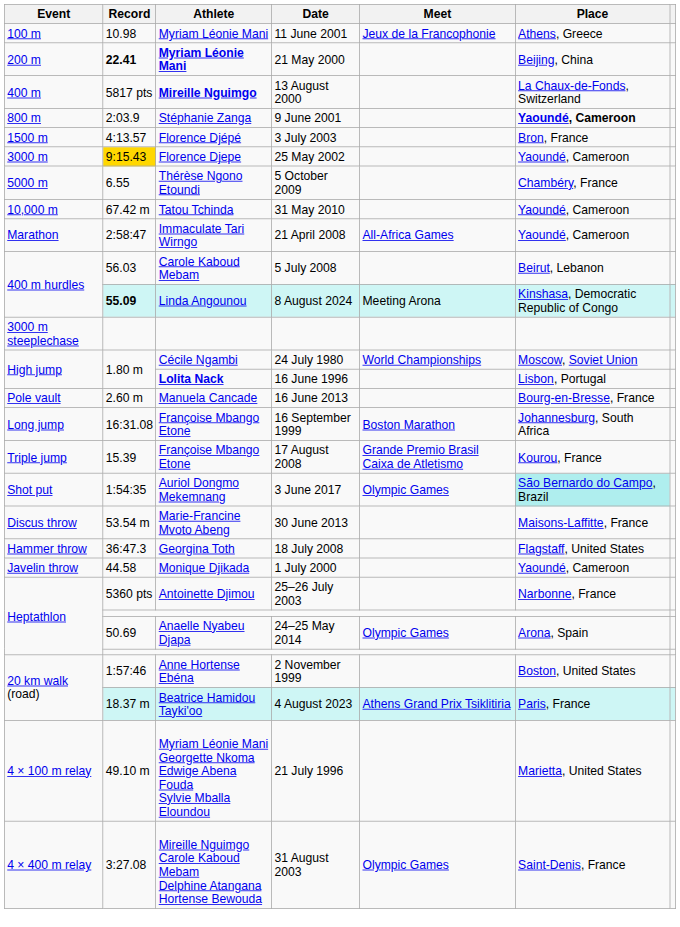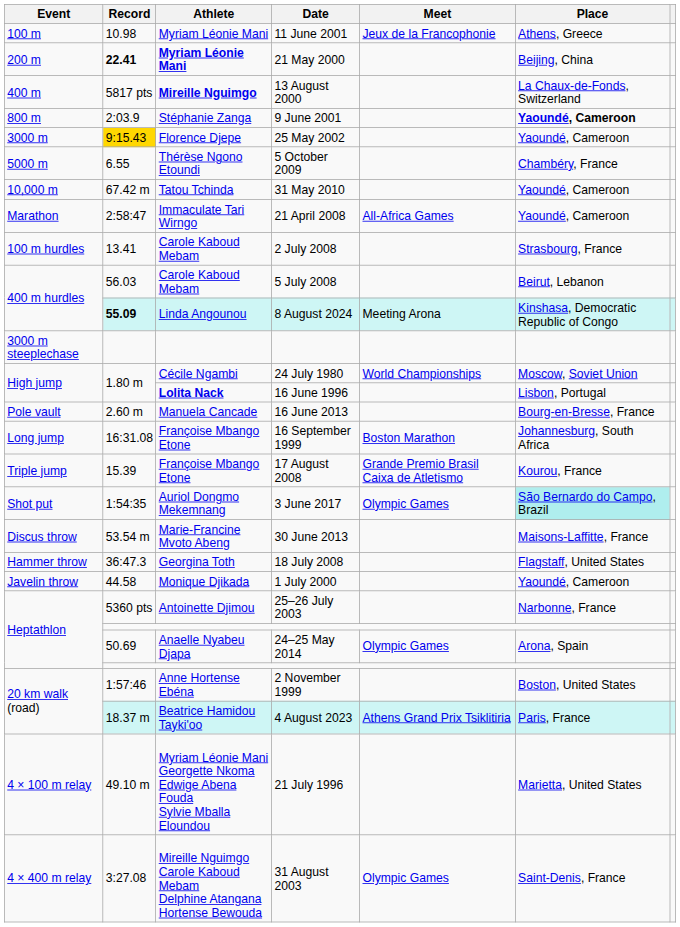- row: (27, 138)
+ row: (46, 249)
